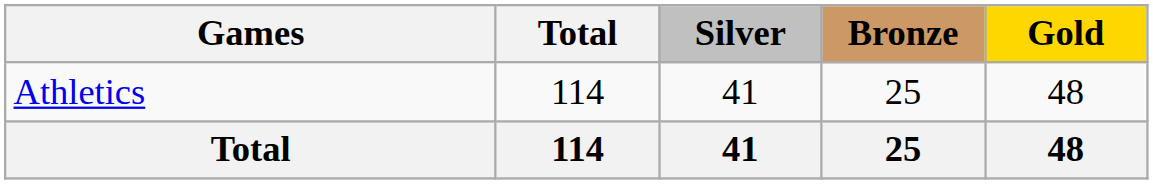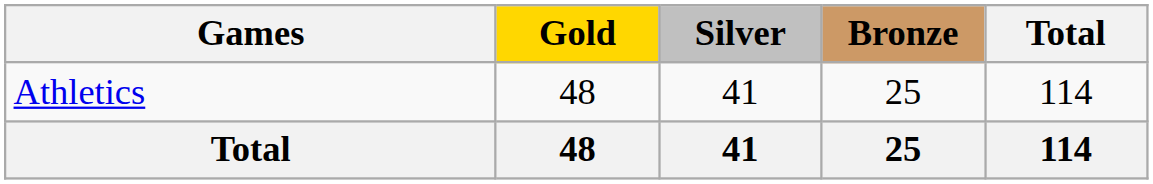columns swapped: (1066, 33) <-> (578, 33)
